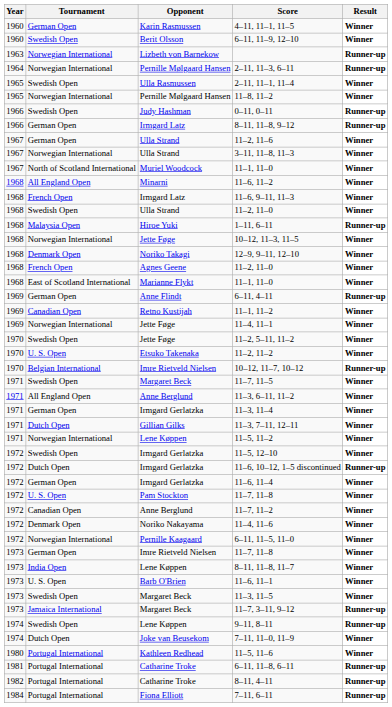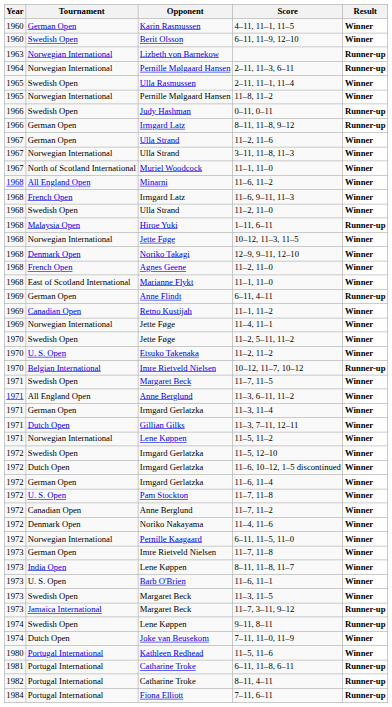(365, 468) Runner-up -> (359, 468) Winner
